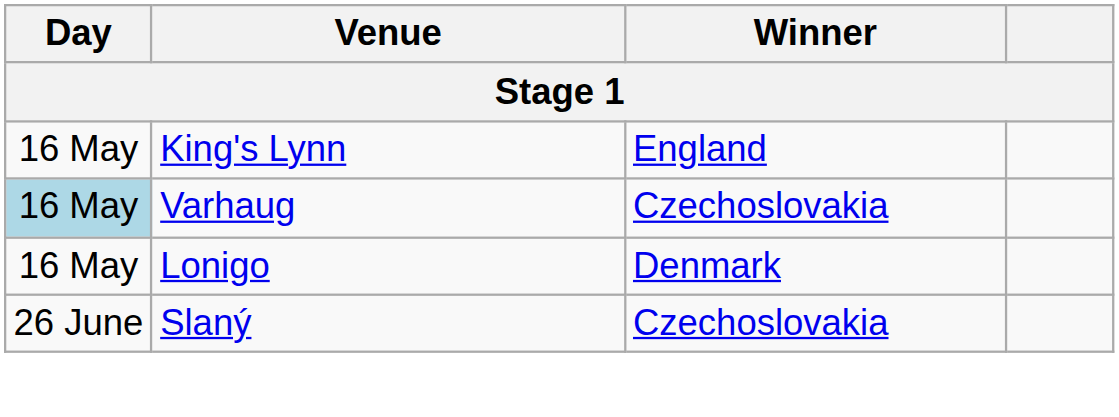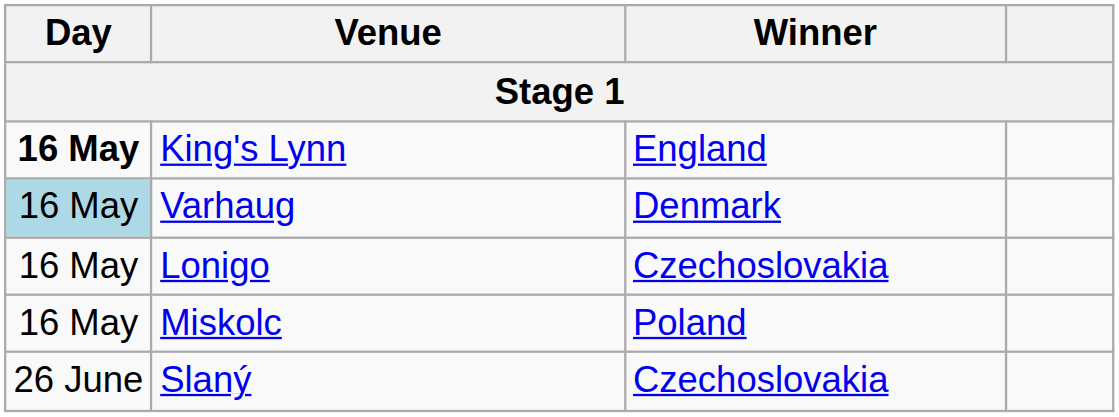(78, 149) normal -> (78, 149) bold
(761, 206) Czechoslovakia -> (707, 206) Denmark
(707, 264) Denmark -> (761, 264) Czechoslovakia
+ row: (221, 322)
